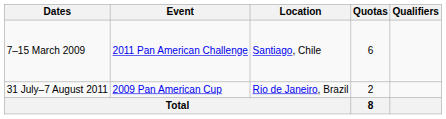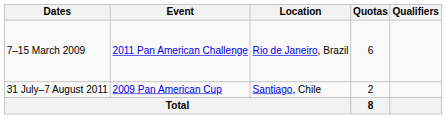(287, 51) Santiago, Chile -> (301, 51) Rio de Janeiro, Brazil
(301, 89) Rio de Janeiro, Brazil -> (287, 89) Santiago, Chile
